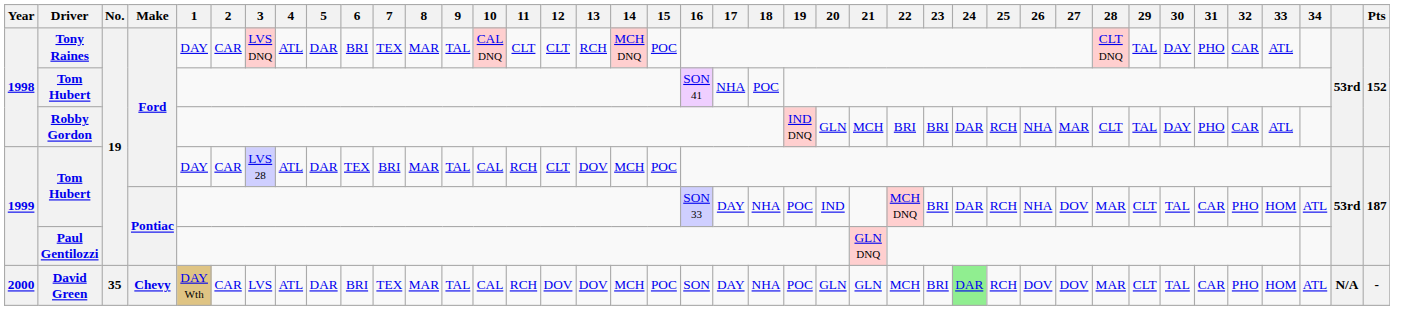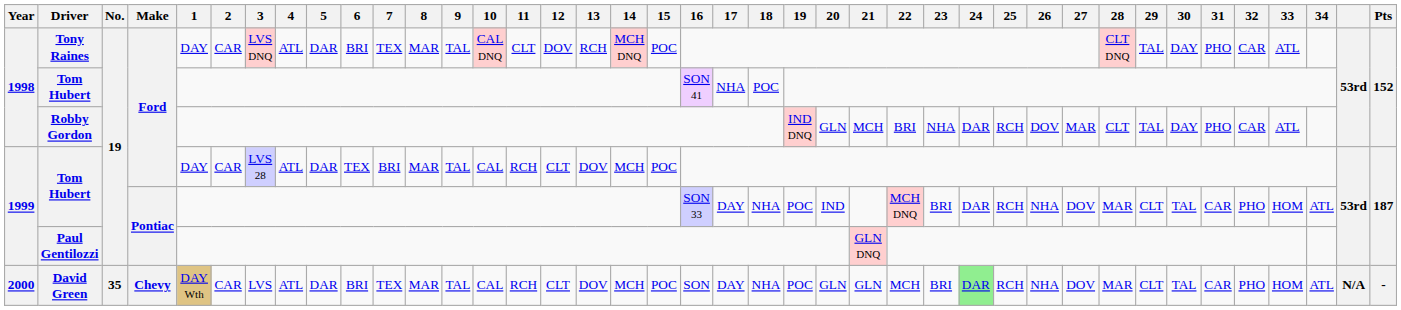(558, 47) CLT -> (558, 47) DOV
(938, 126) BRI -> (941, 126) NHA
(1038, 126) NHA -> (1045, 126) DOV
(558, 285) DOV -> (558, 285) CLT
(1038, 285) DOV -> (1045, 285) NHA
